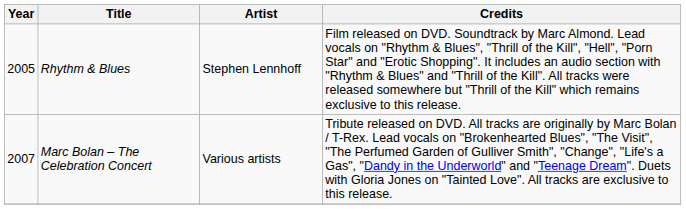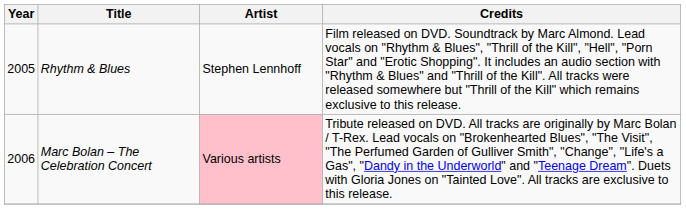(21, 159) 2007 -> (21, 159) 2006
(242, 159) no background -> (242, 159) pink background
